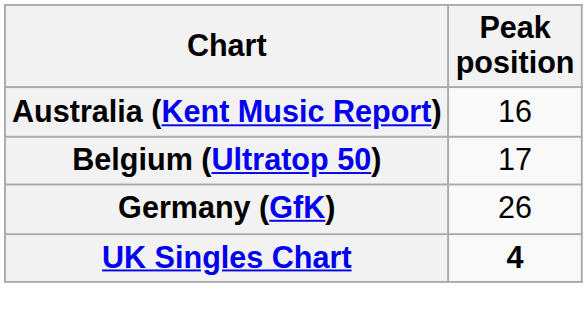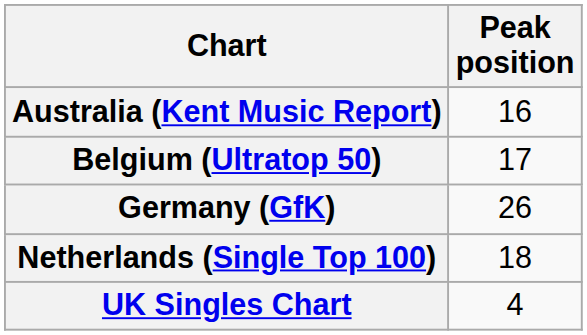+ row: (227, 256)
(515, 256) bold -> (515, 305) normal
